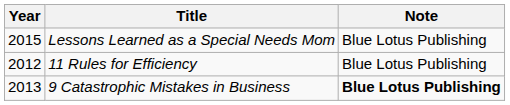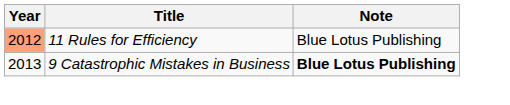- row: (192, 40)
(25, 64) no background -> (25, 40) lightsalmon background
